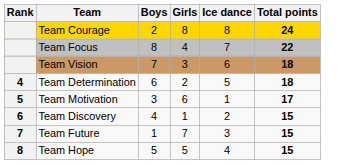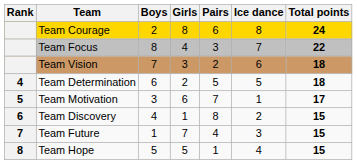+ column: (216, 13)
